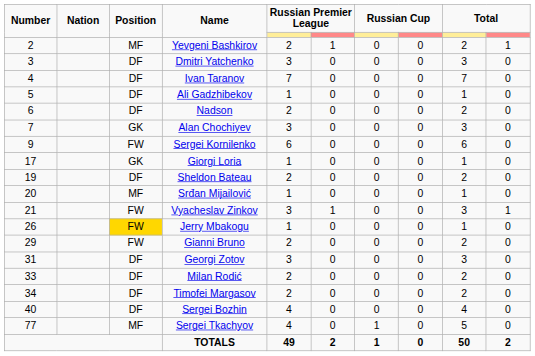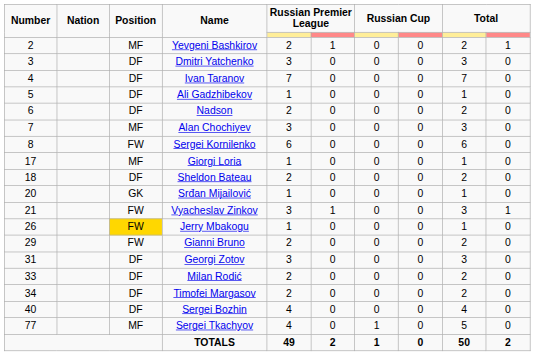(136, 128) GK -> (136, 128) MF
(31, 144) 9 -> (31, 144) 8
(136, 161) GK -> (136, 161) MF
(31, 177) 19 -> (31, 177) 18
(136, 194) MF -> (136, 194) GK
